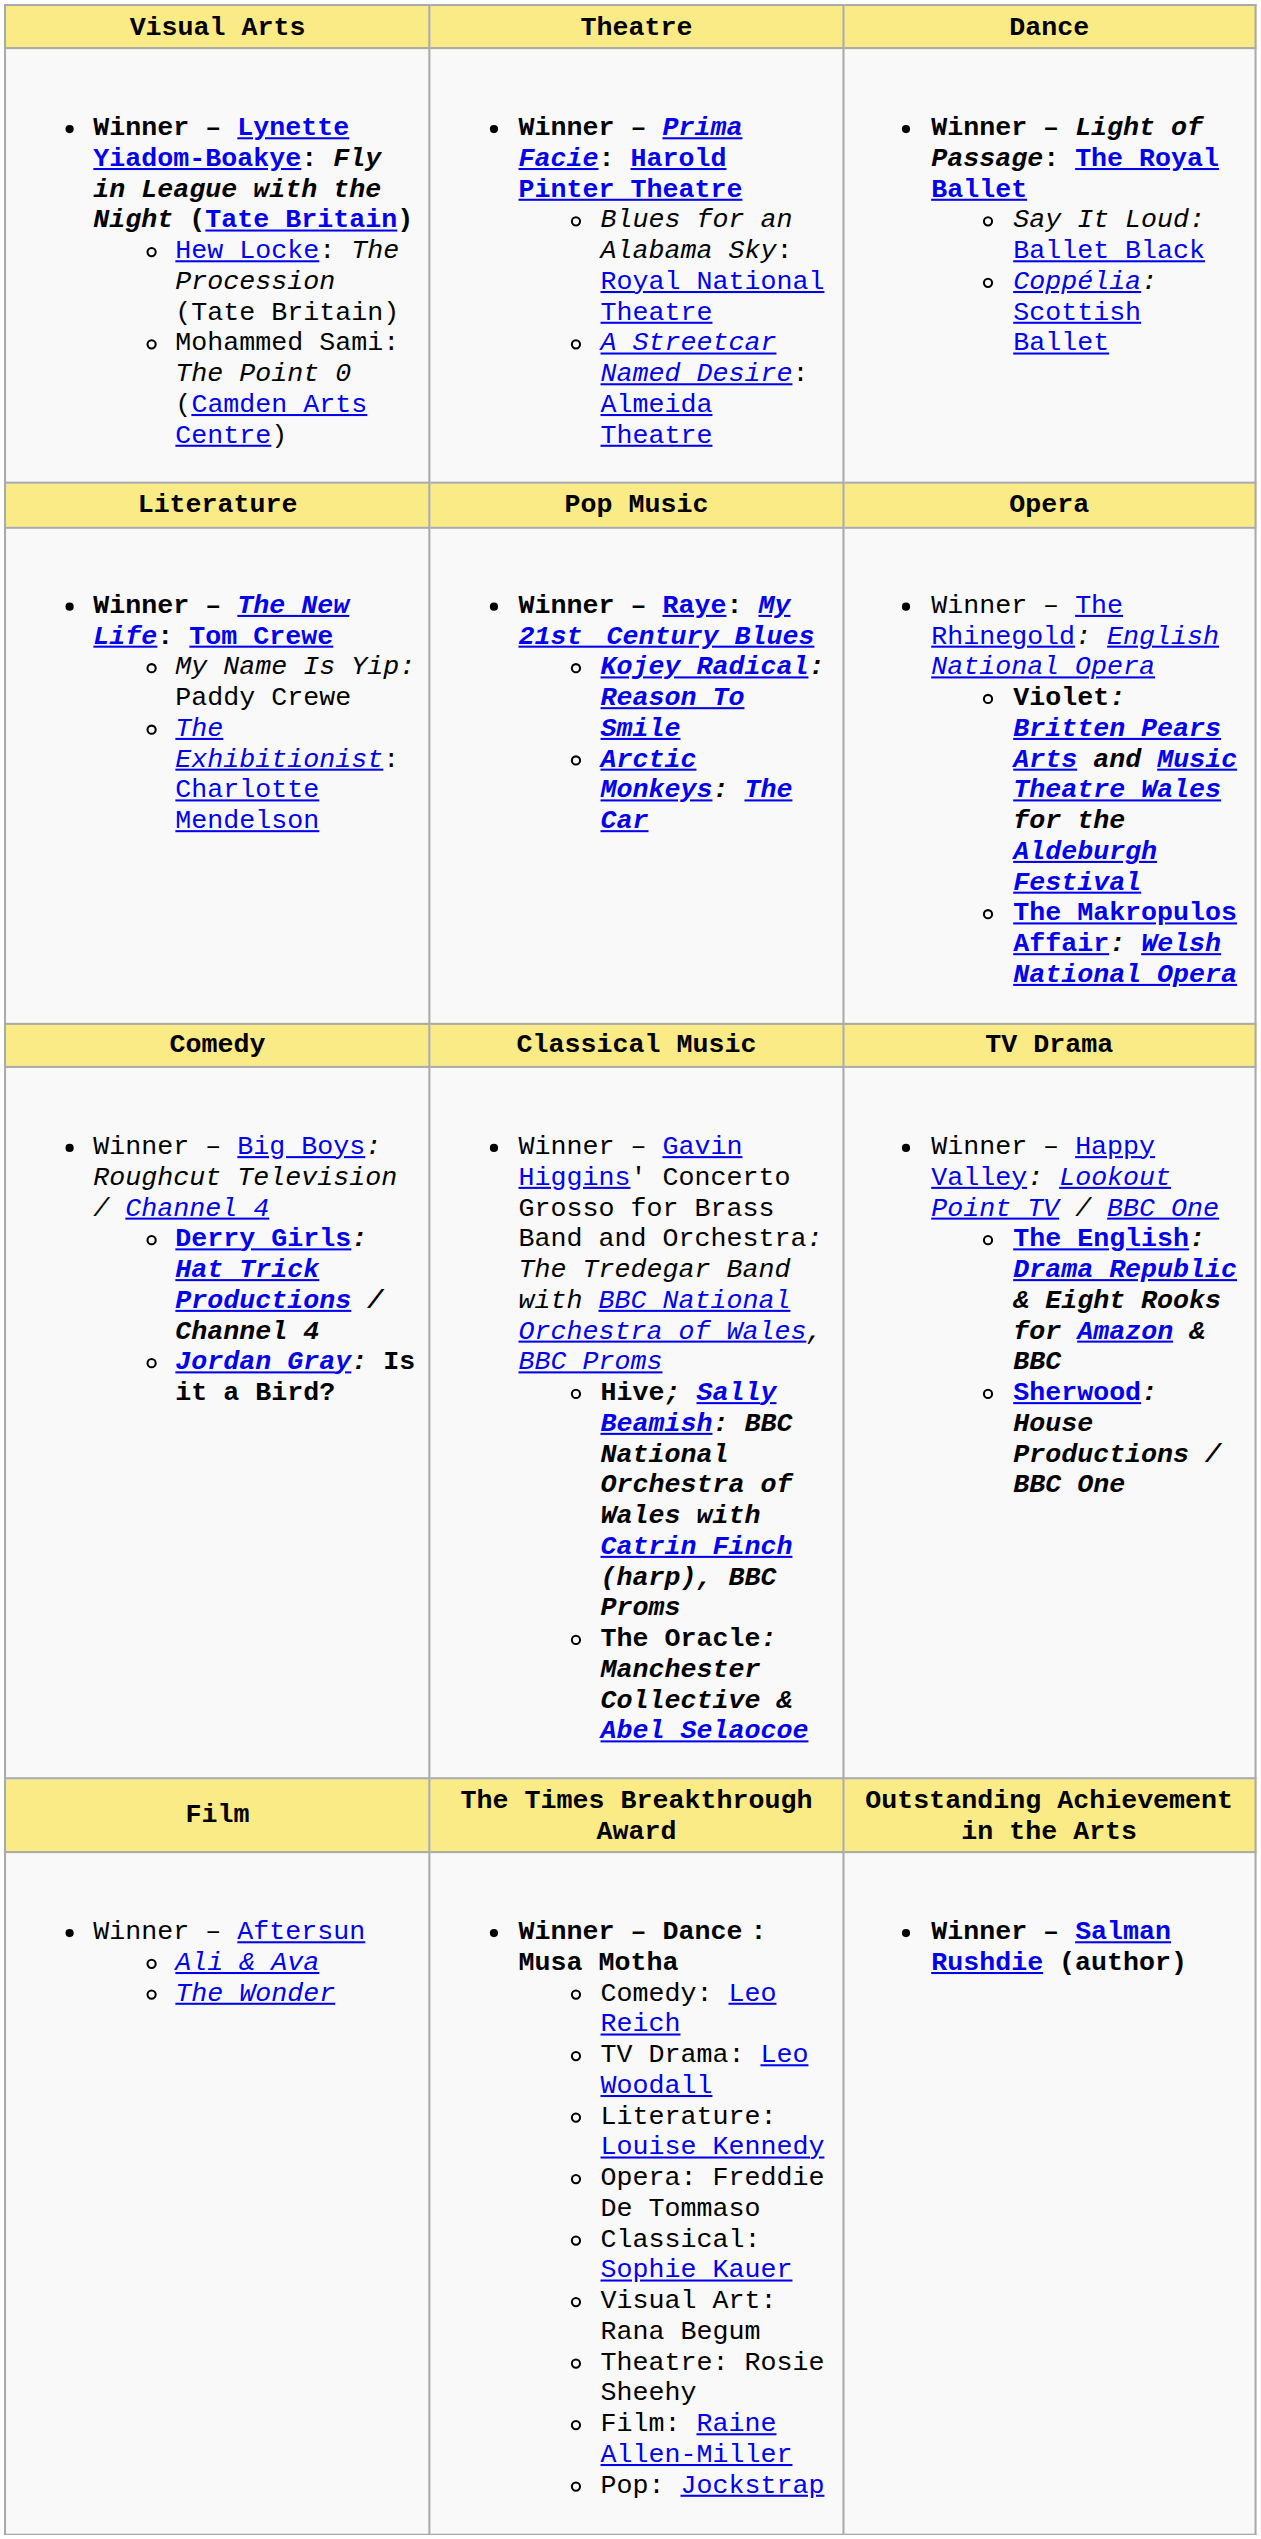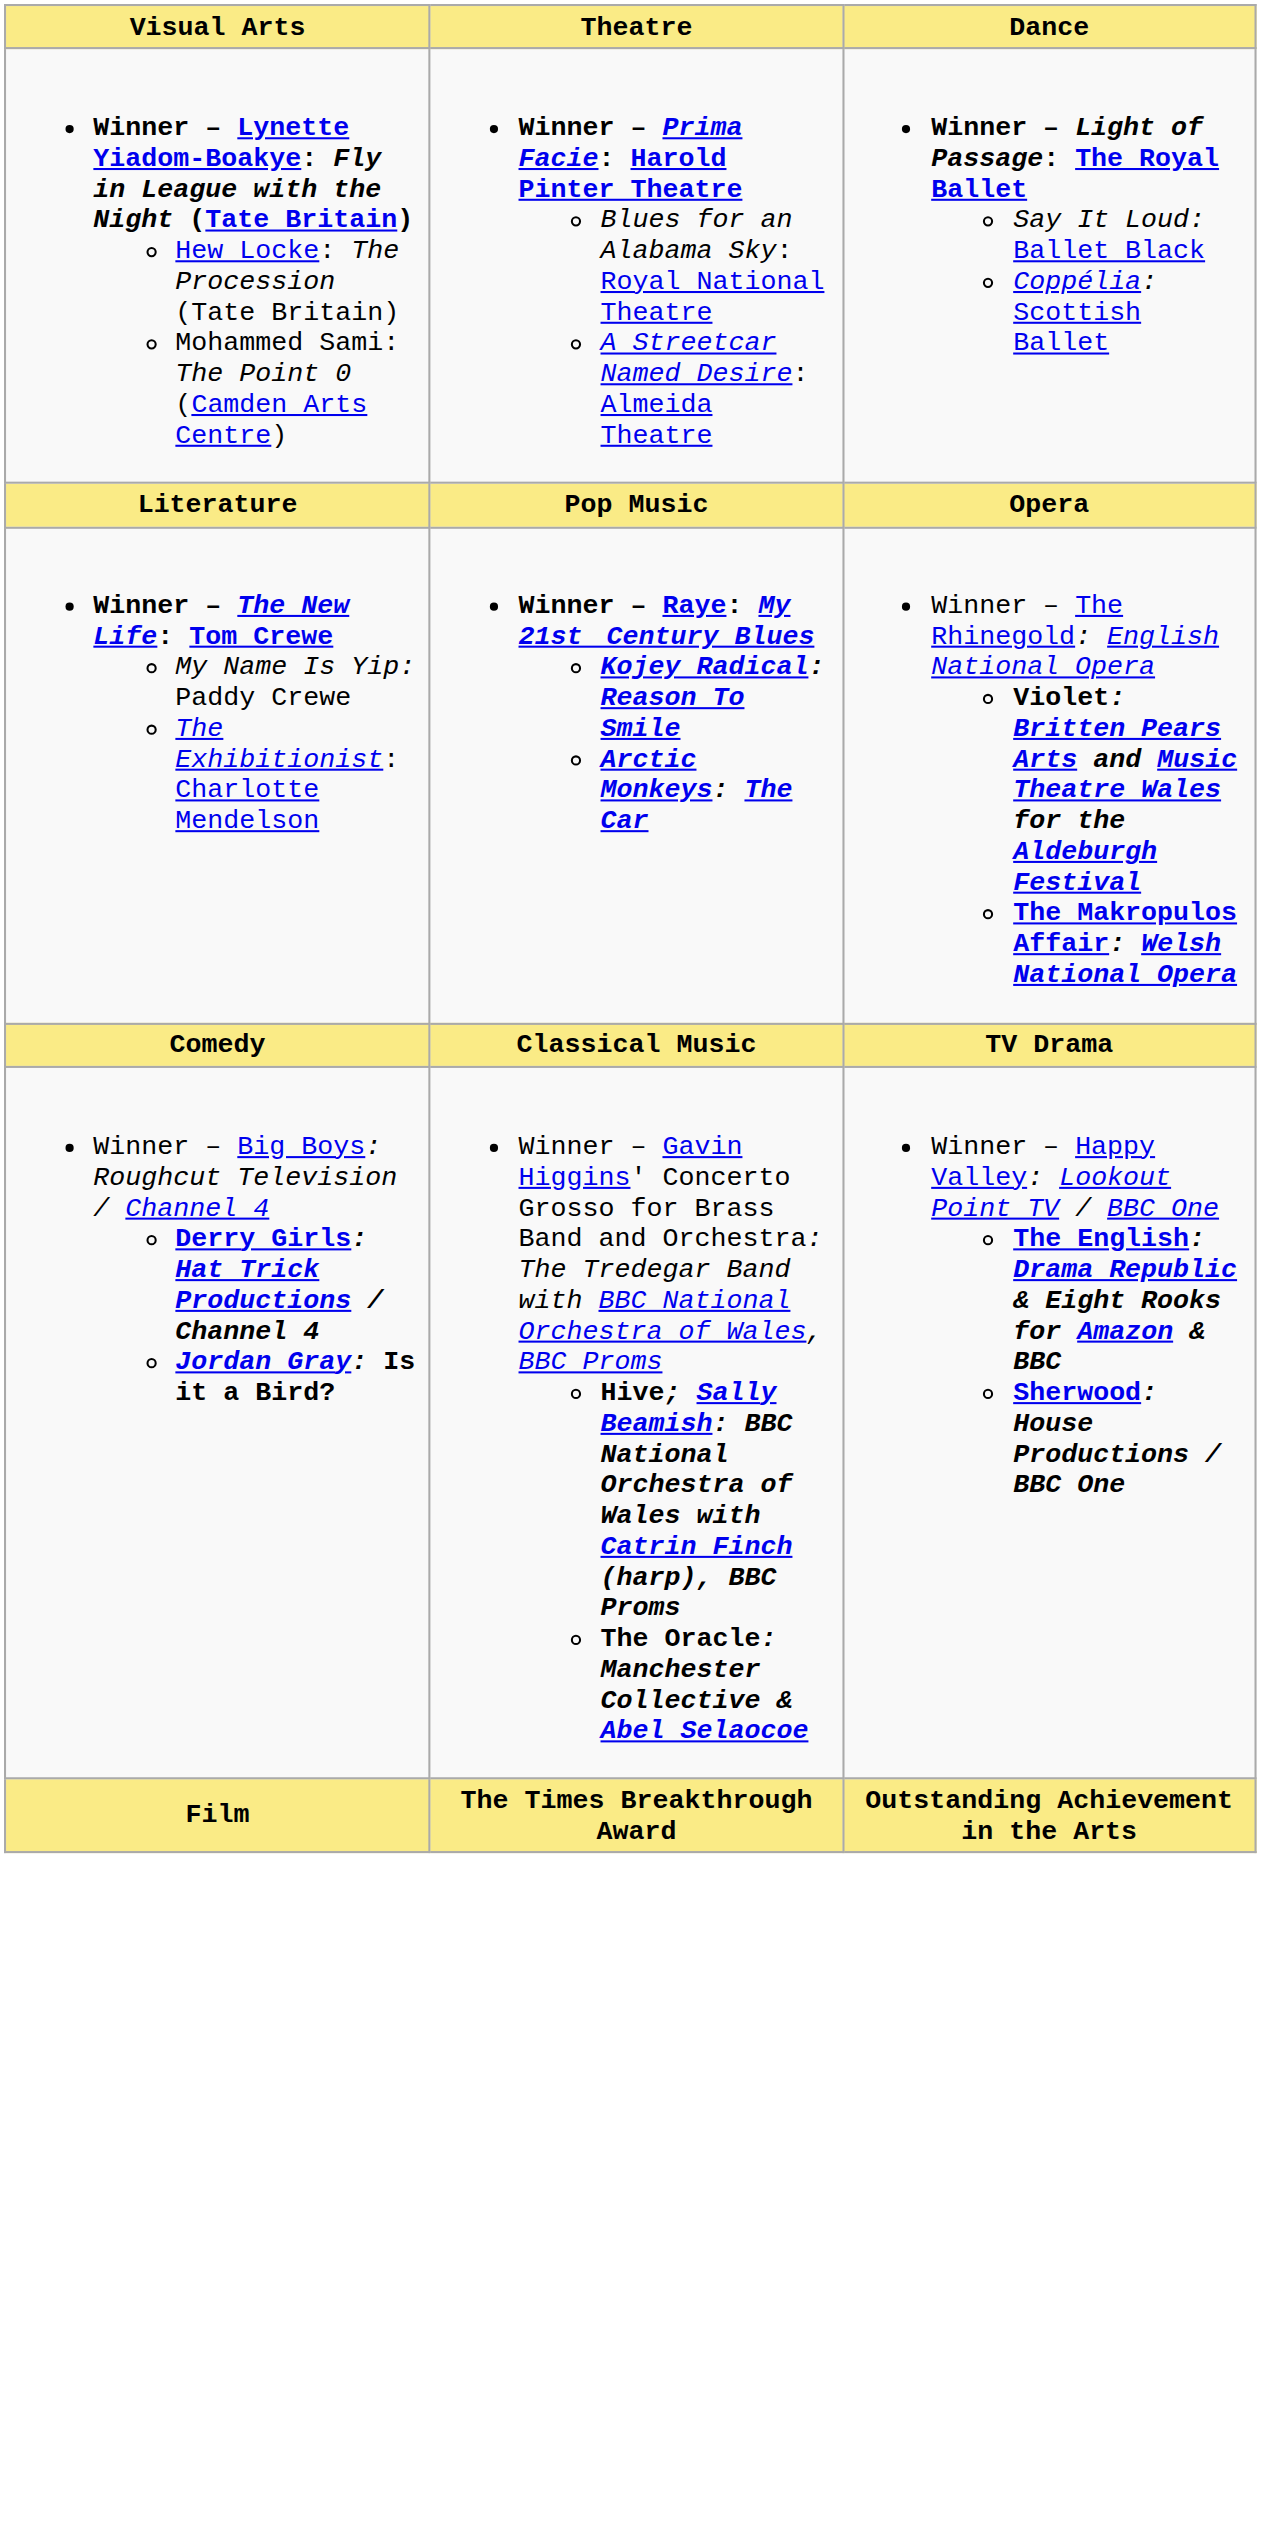- row: (218, 1963)
